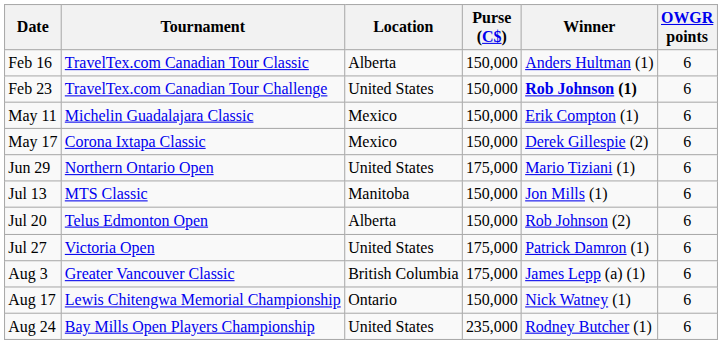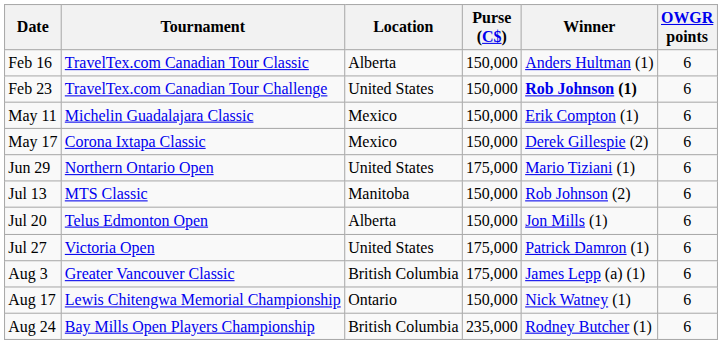(566, 194) Jon Mills (1) -> (578, 194) Rob Johnson (2)
(578, 220) Rob Johnson (2) -> (566, 220) Jon Mills (1)
(391, 326) United States -> (403, 326) British Columbia
